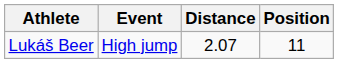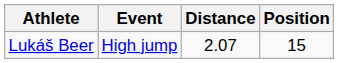(297, 45) 11 -> (297, 45) 15
